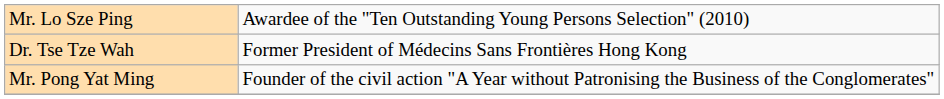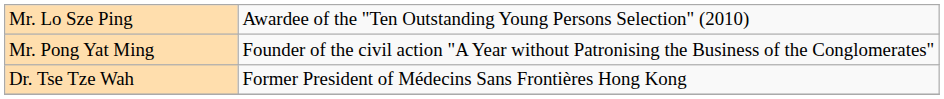rows swapped: (82, 79) <-> (71, 49)
